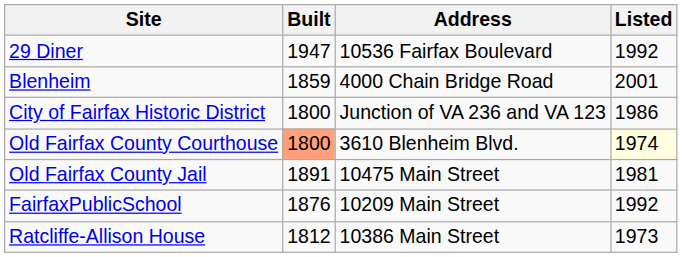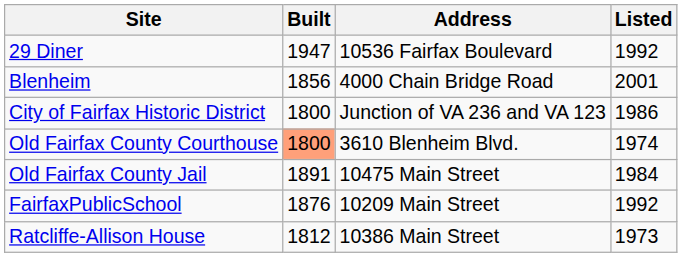(309, 81) 1859 -> (309, 81) 1856
(637, 143) lightyellow background -> (637, 143) no background
(637, 174) 1981 -> (637, 174) 1984
